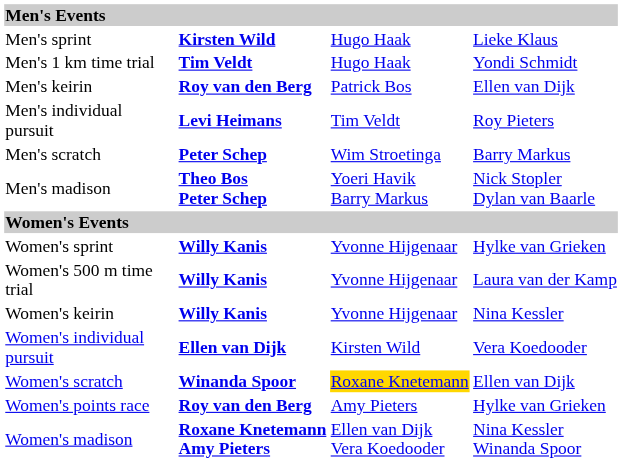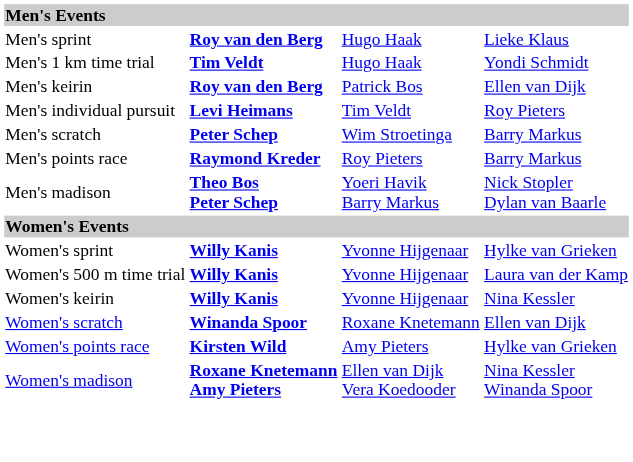(227, 39) Kirsten Wild -> (256, 39) Roy van den Berg
+ row: (66, 158)
- row: (75, 347)
(400, 381) gold background -> (411, 322) no background
(245, 405) Roy van den Berg -> (238, 346) Kirsten Wild
